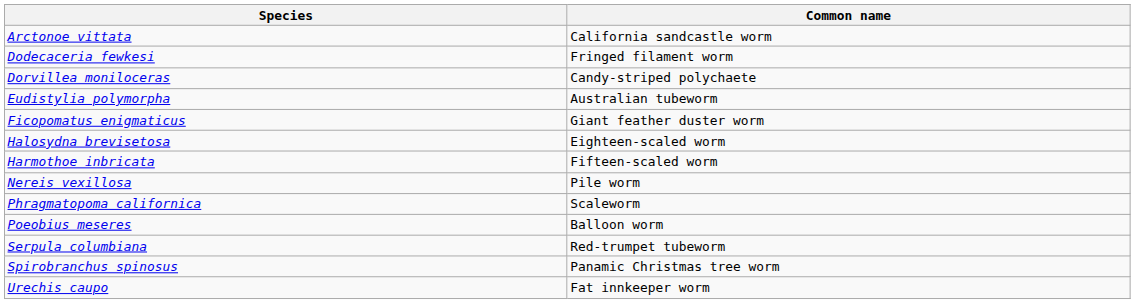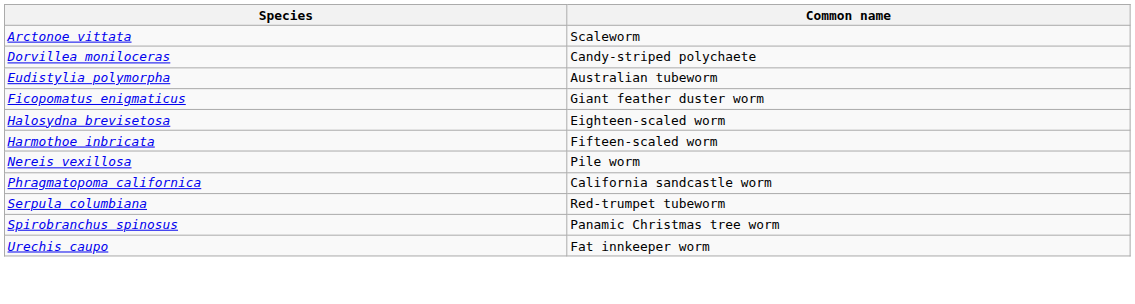(671, 36) California sandcastle worm -> (605, 36) Scaleworm
- row: (81, 57)
(605, 204) Scaleworm -> (671, 183) California sandcastle worm
- row: (70, 225)
